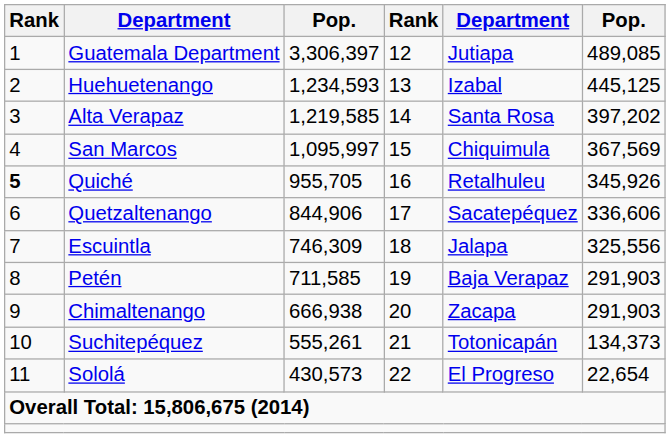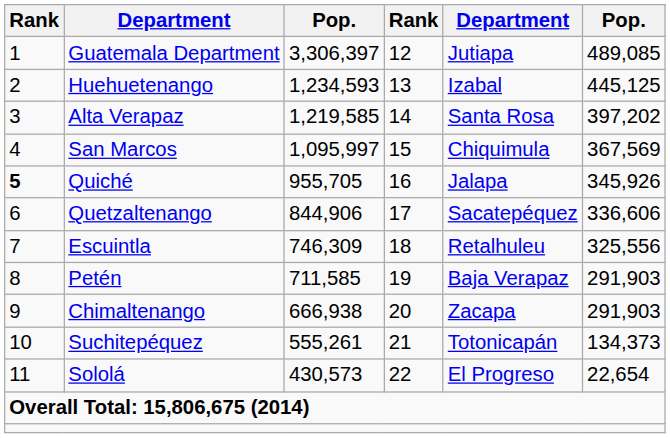(496, 181) Retalhuleu -> (478, 181) Jalapa
(478, 246) Jalapa -> (496, 246) Retalhuleu
